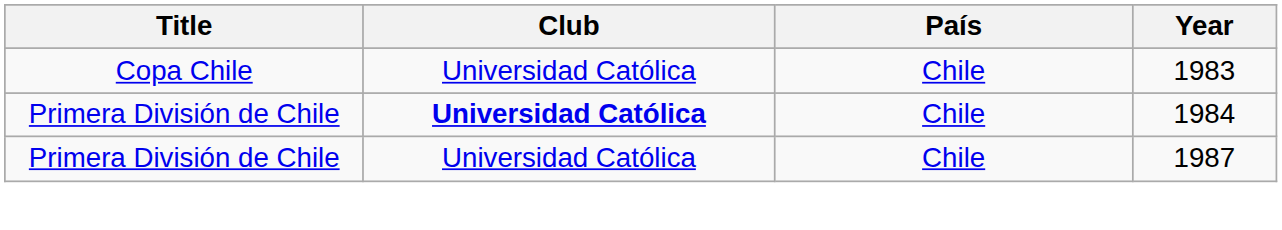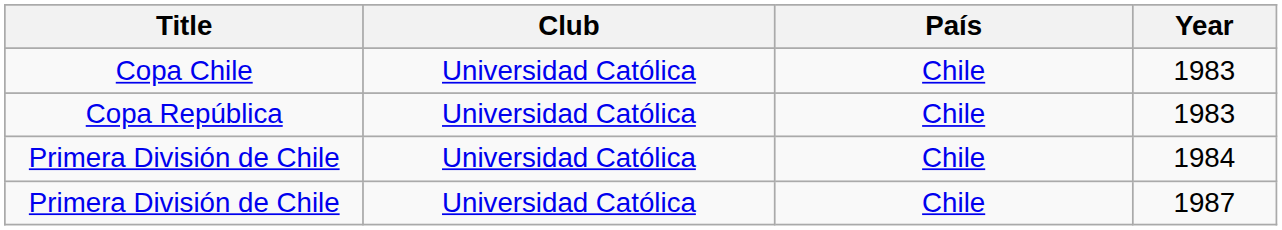+ row: (184, 114)
(569, 114) bold -> (569, 158) normal
